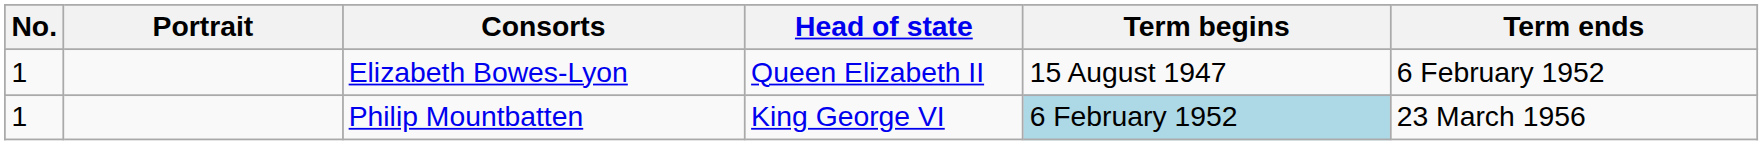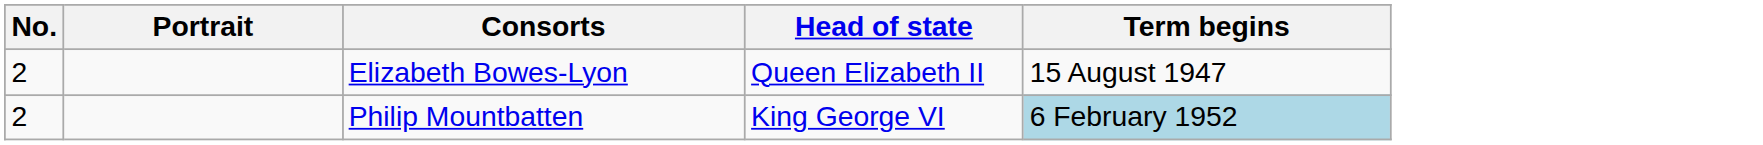- column: (1574, 26)
(19, 71) 1 -> (19, 71) 2
(19, 116) 1 -> (19, 116) 2
